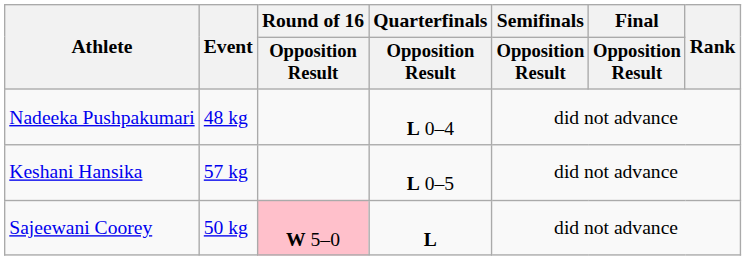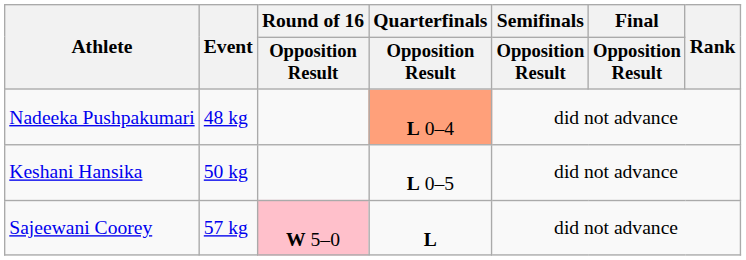(430, 128) no background -> (430, 128) lightsalmon background
(226, 172) 57 kg -> (226, 172) 50 kg
(226, 228) 50 kg -> (226, 228) 57 kg
